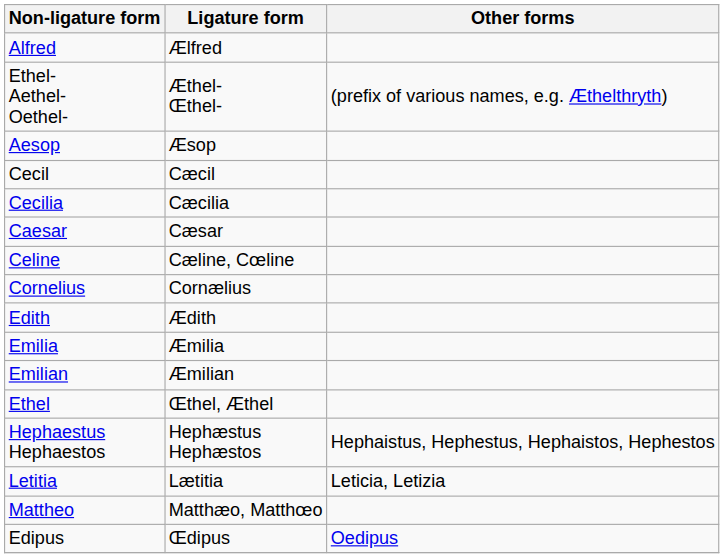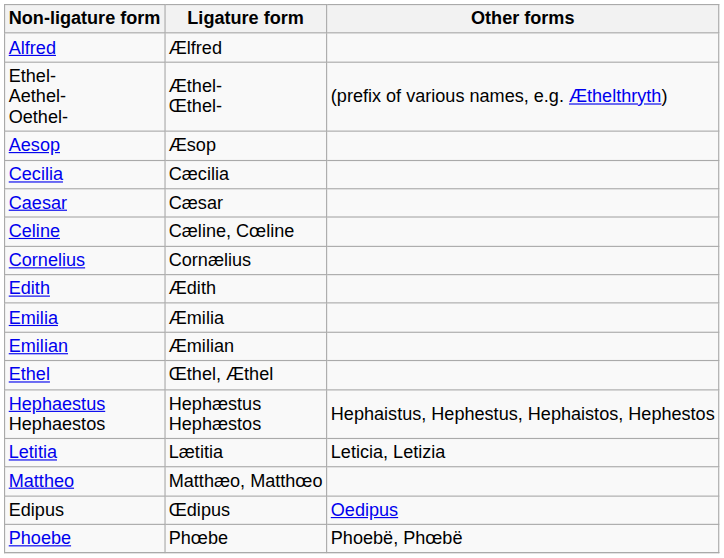- row: (29, 174)
+ row: (40, 538)
